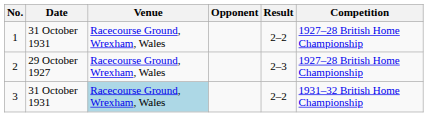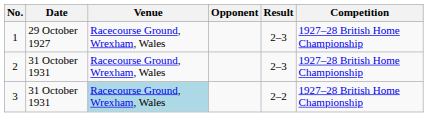(53, 36) 31 October 1931 -> (53, 36) 29 October 1927
(278, 36) 2–2 -> (278, 36) 2–3
(53, 66) 29 October 1927 -> (53, 66) 31 October 1931
(349, 96) 1931–32 British Home Championship -> (349, 96) 1927–28 British Home Championship
